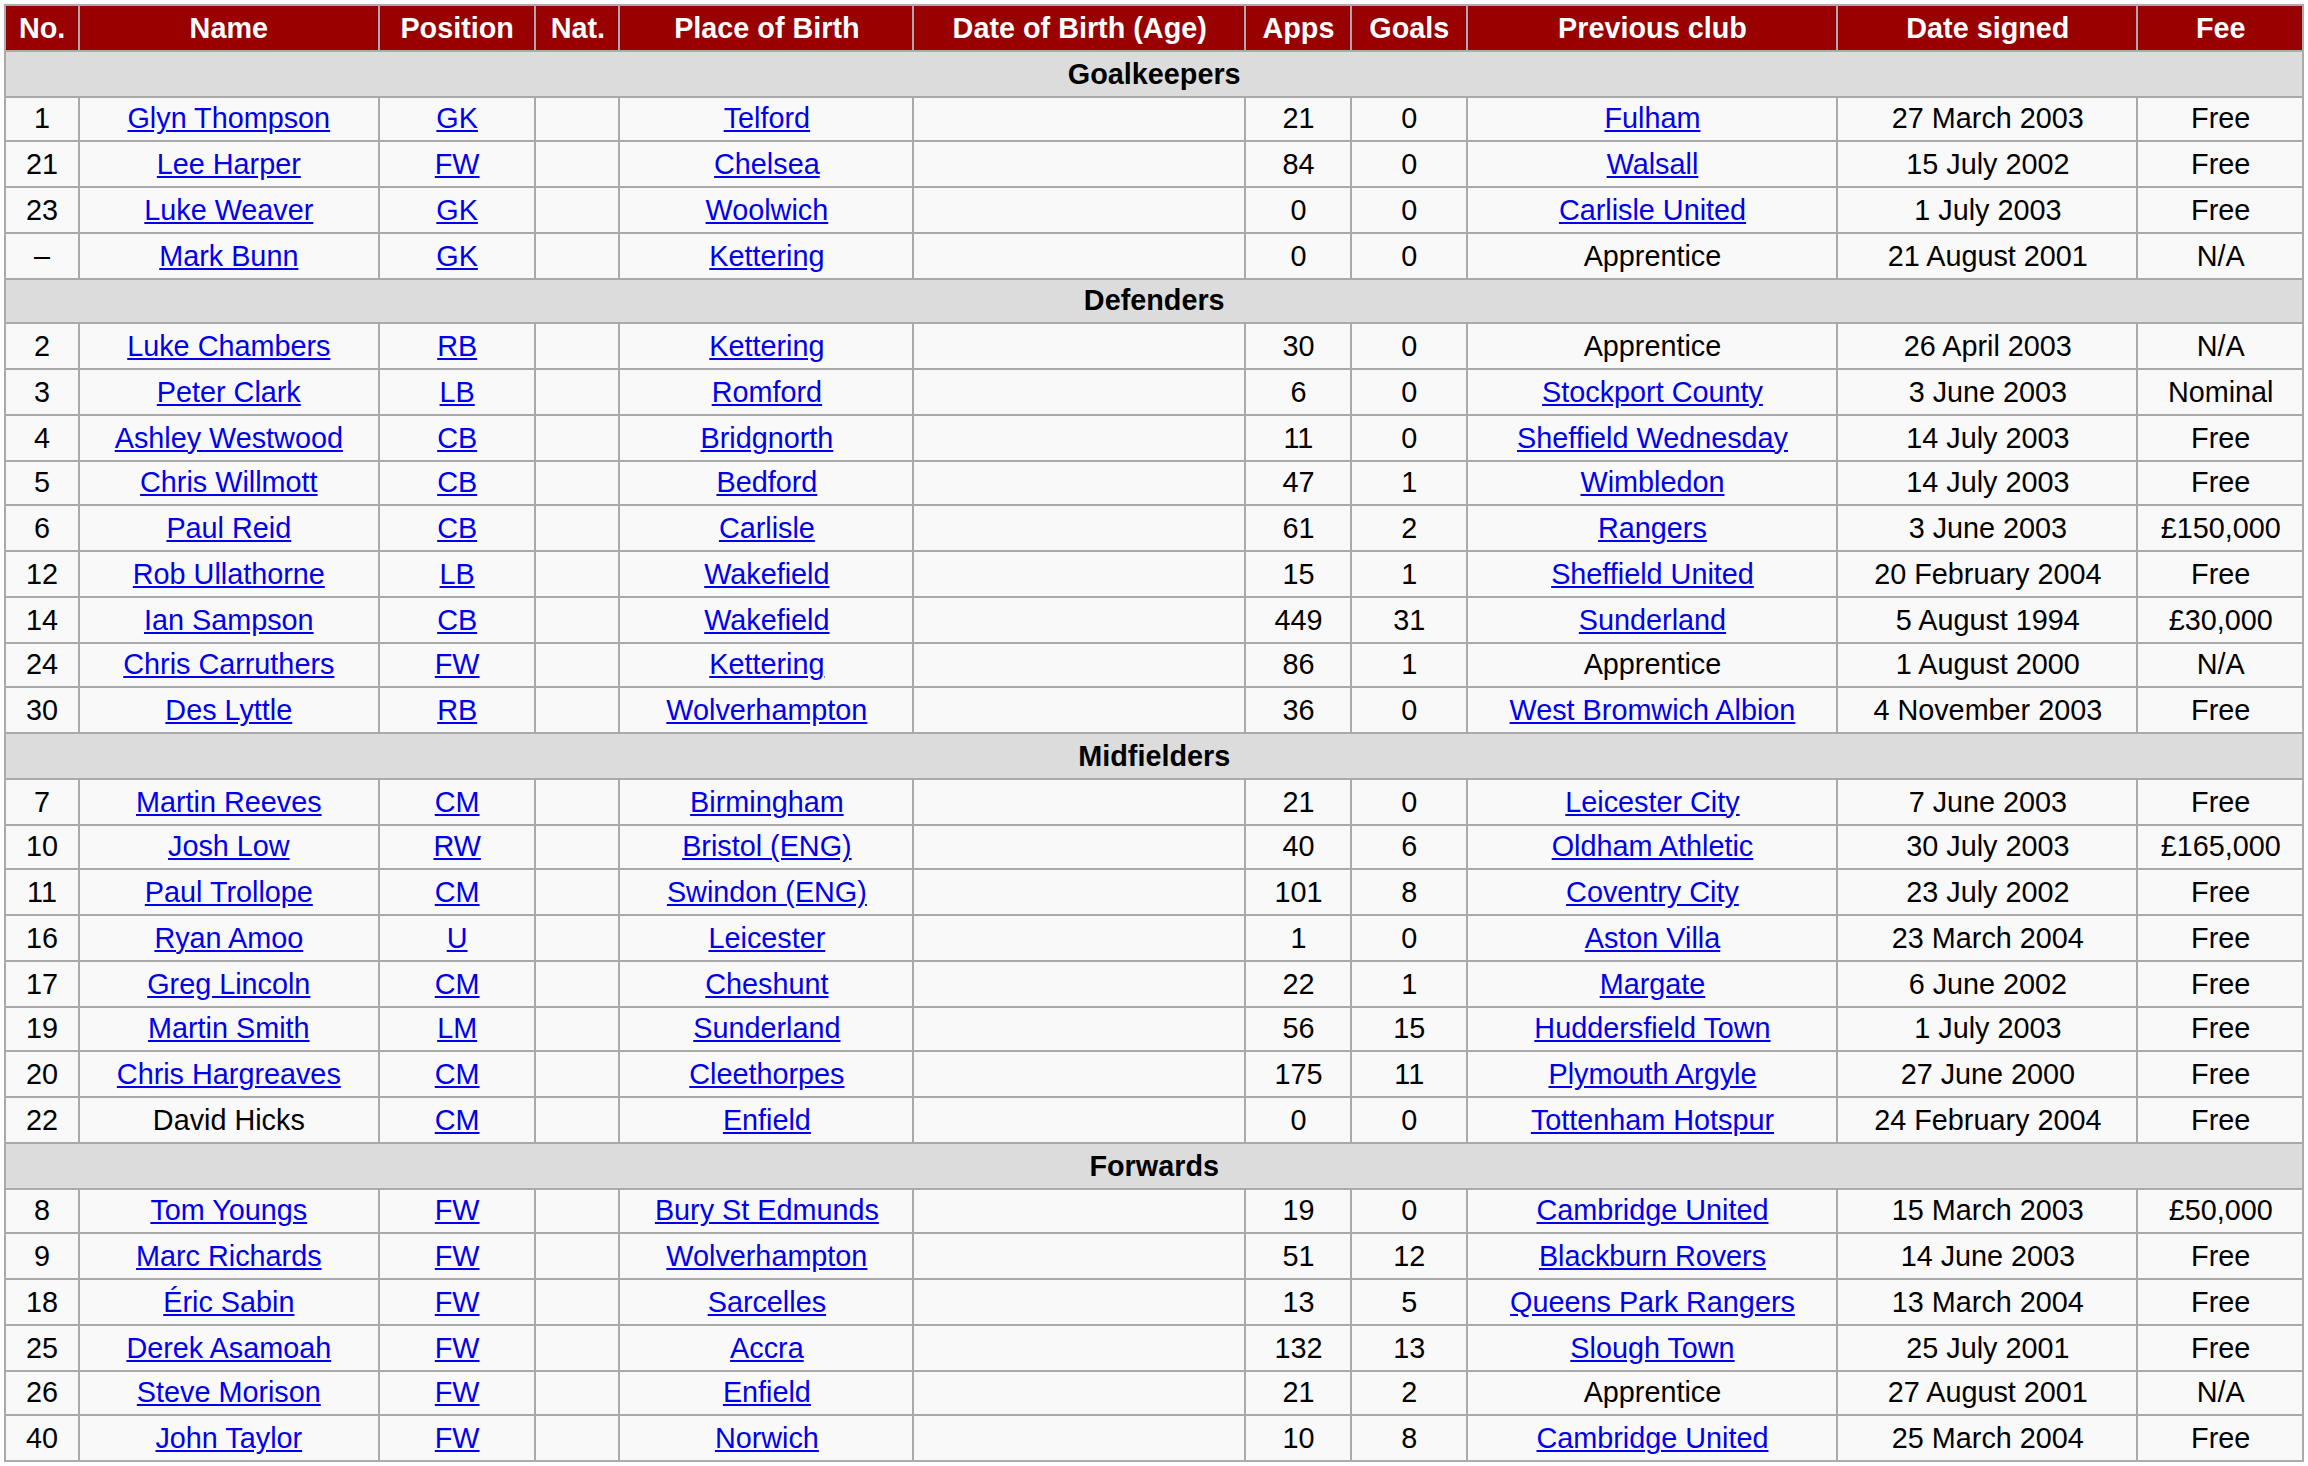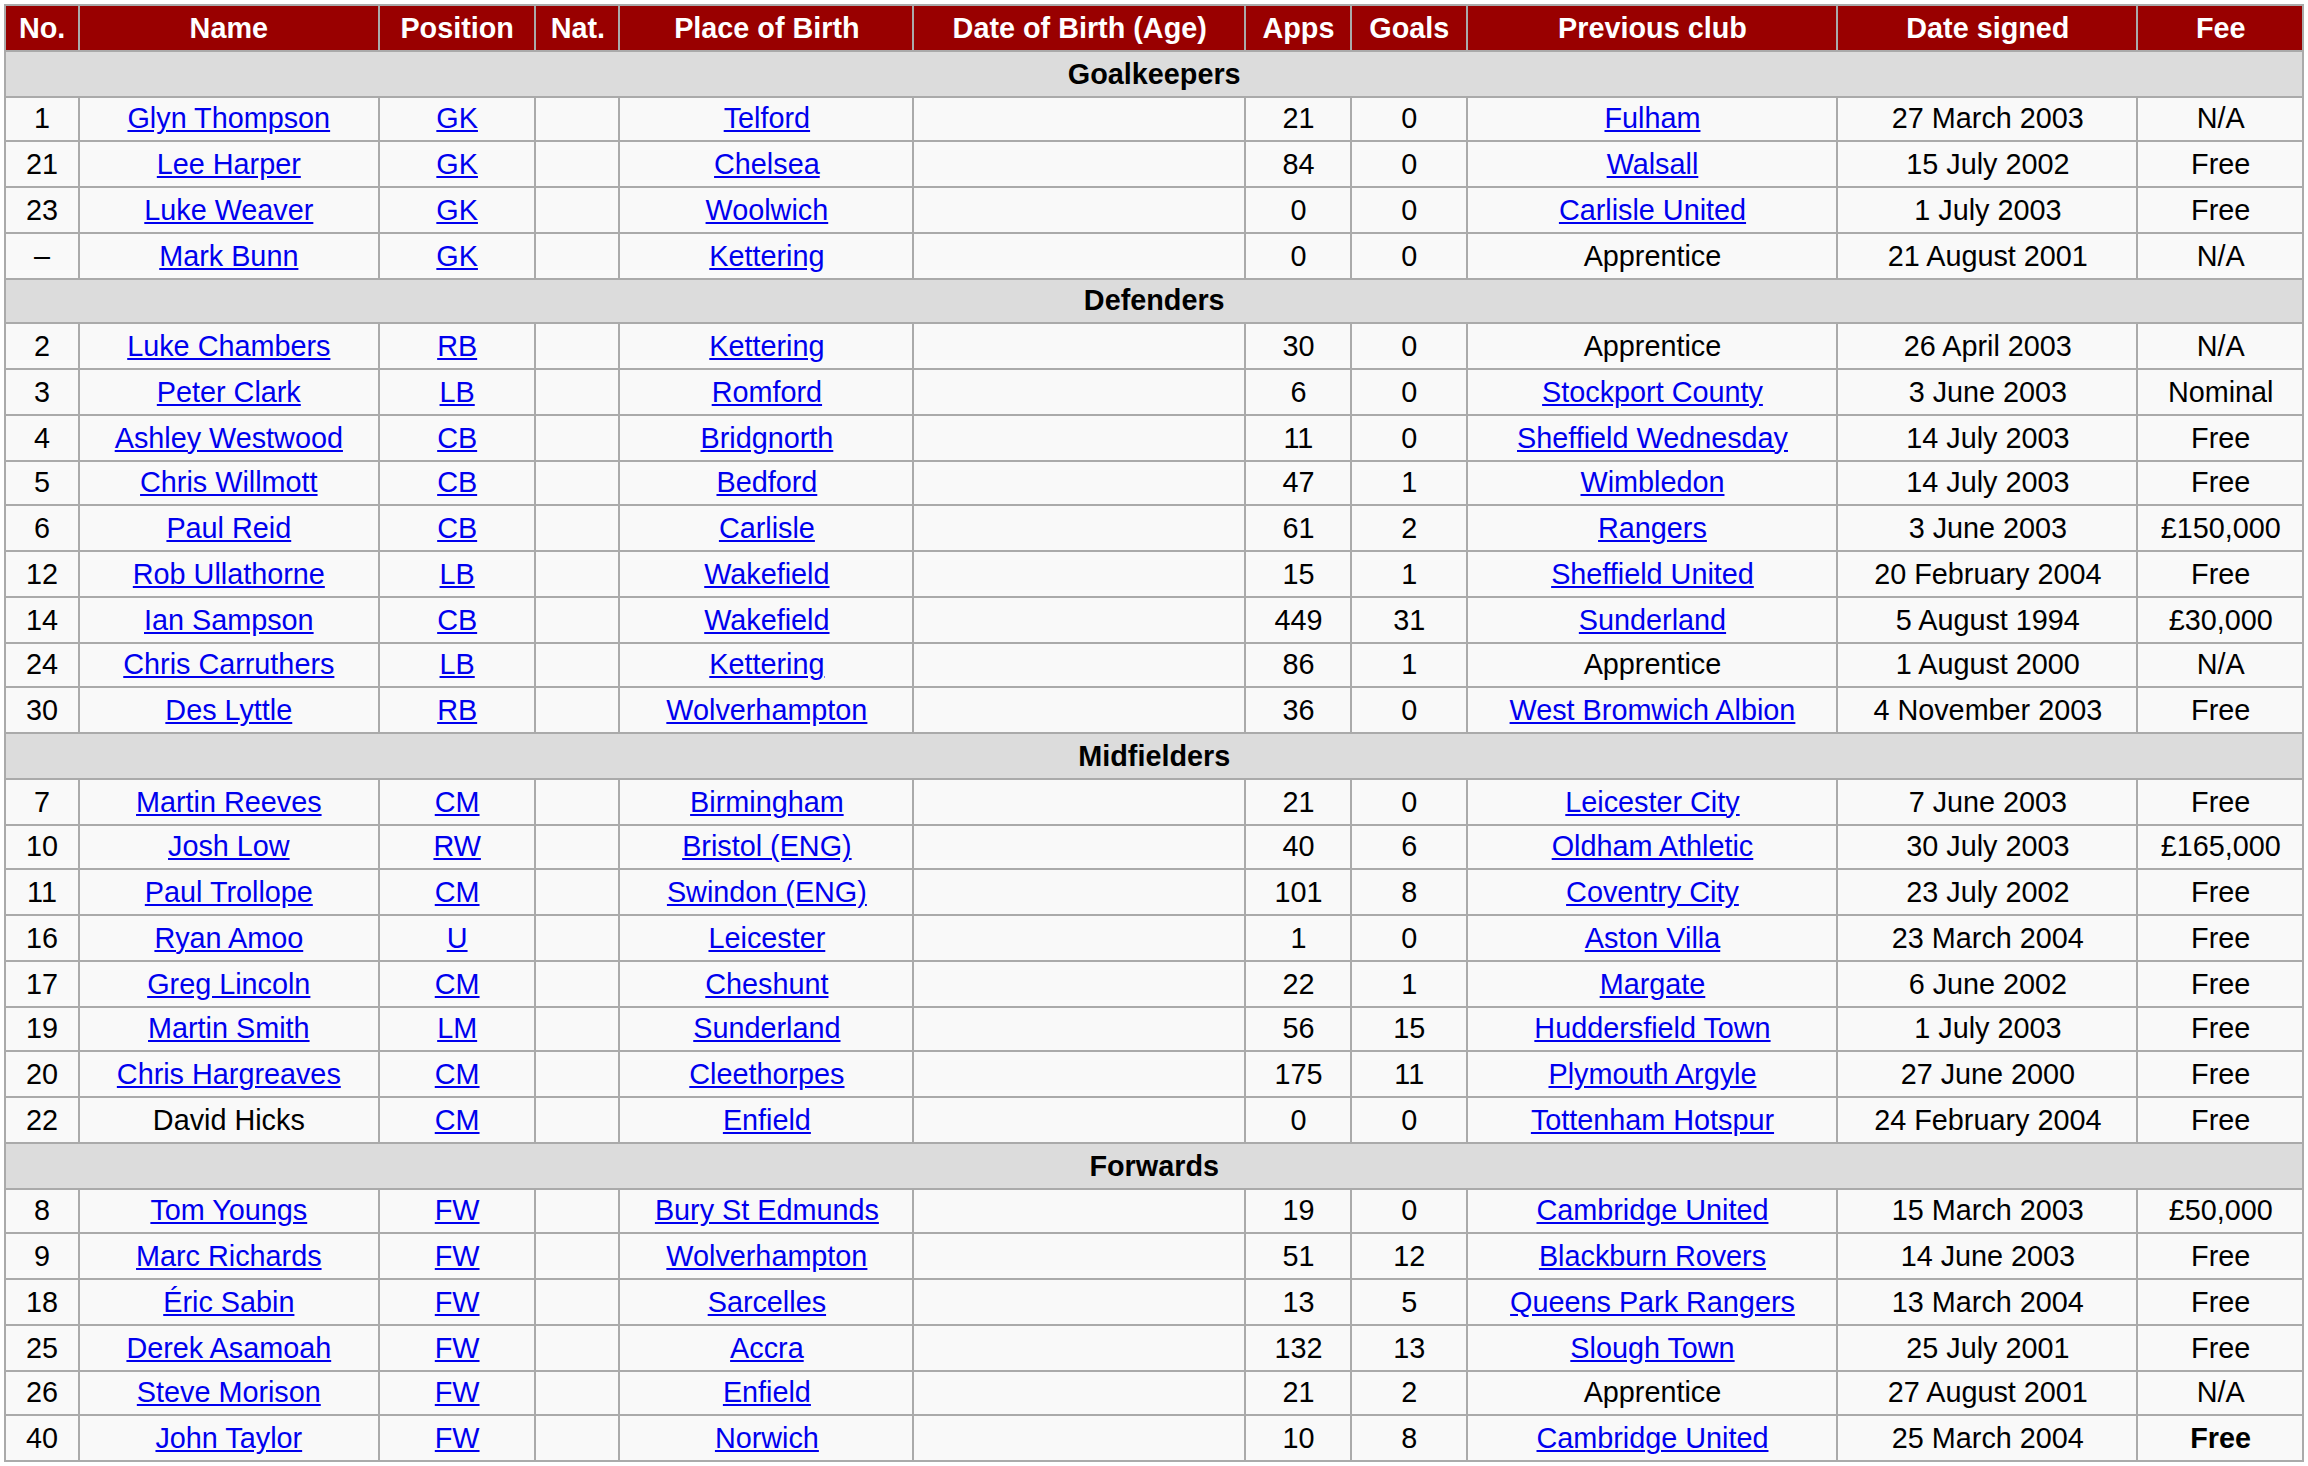(2221, 119) Free -> (2221, 119) N/A
(457, 165) FW -> (457, 165) GK
(457, 665) FW -> (457, 665) LB
(2221, 1439) normal -> (2221, 1439) bold
